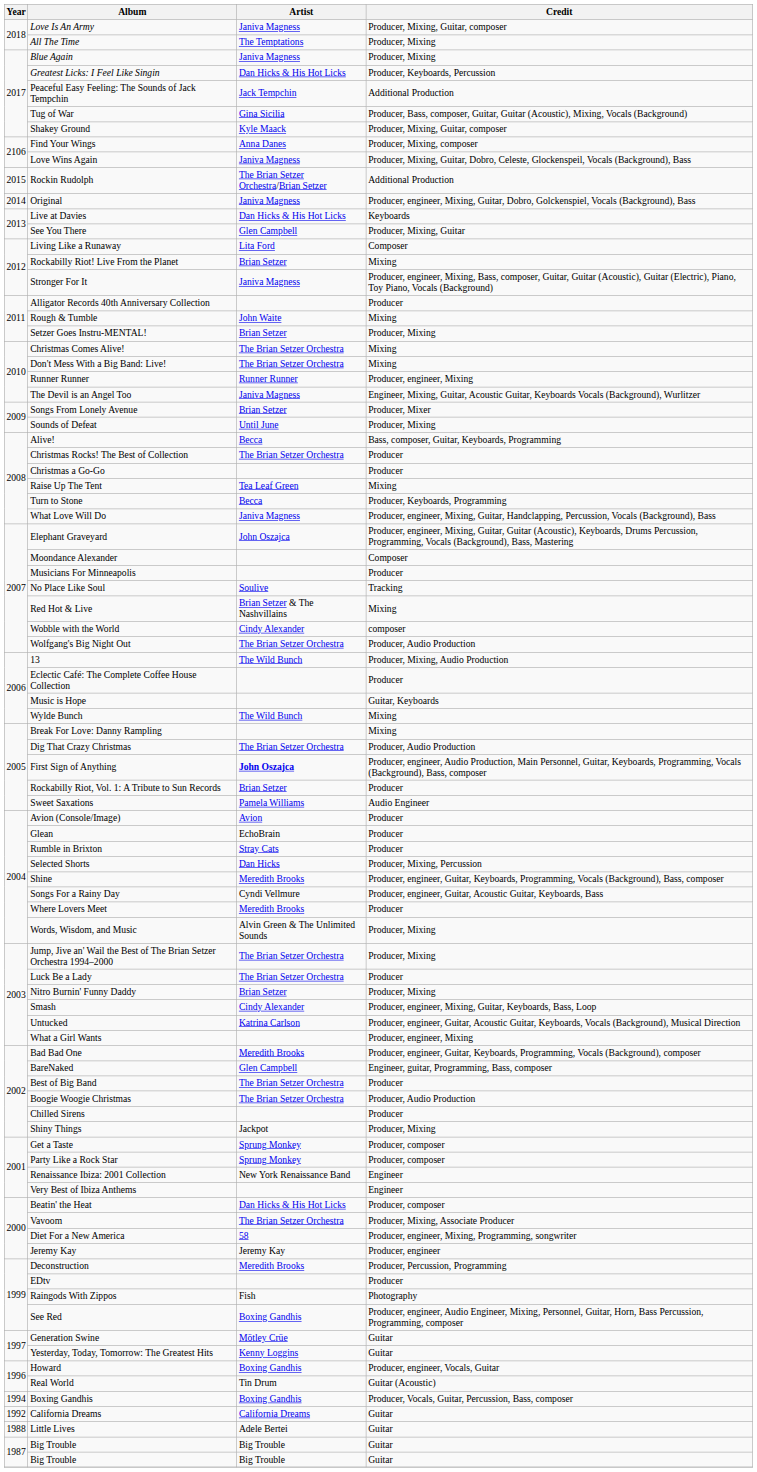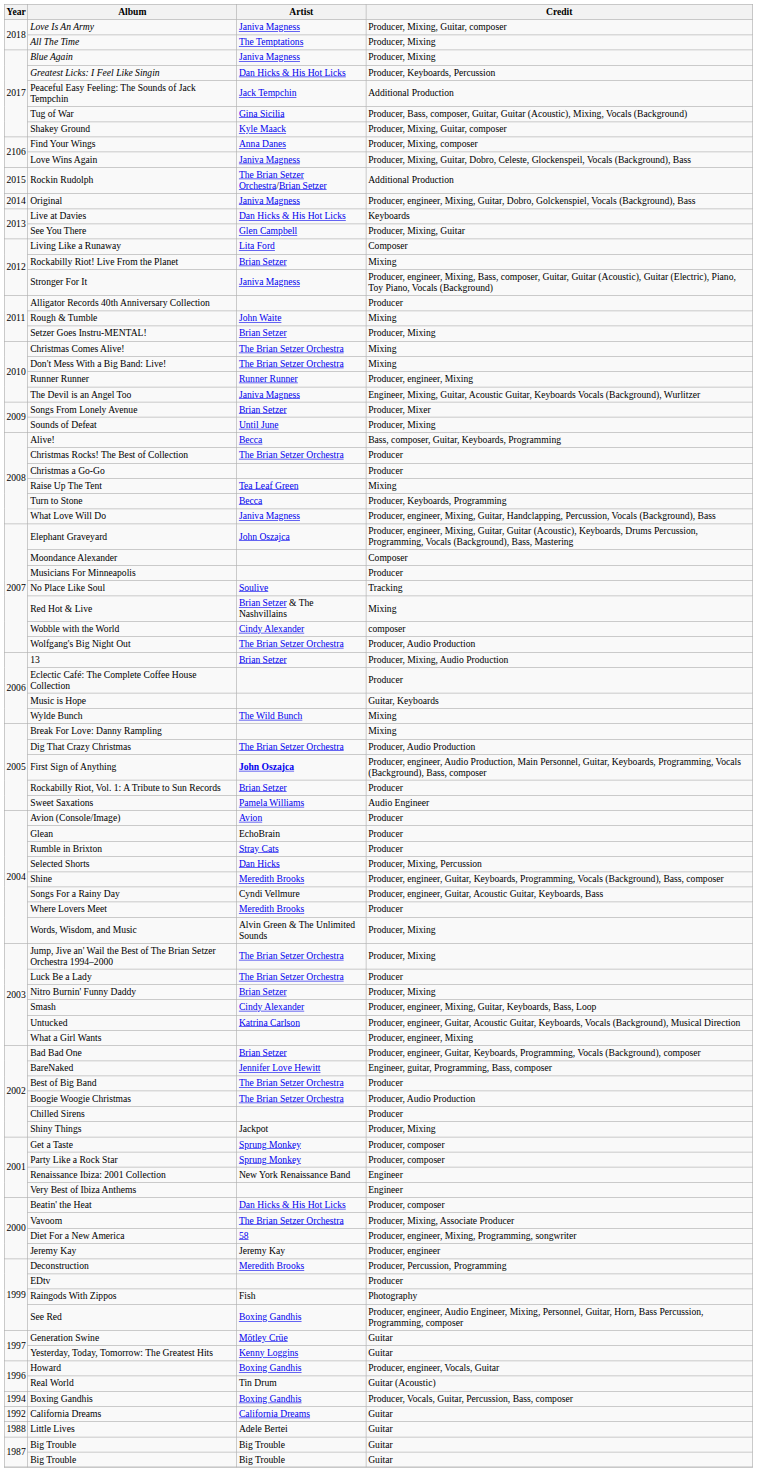(271, 659) The Wild Bunch -> (263, 659) Brian Setzer
(272, 1053) Meredith Brooks -> (263, 1053) Brian Setzer
(268, 1068) Glen Campbell -> (280, 1068) Jennifer Love Hewitt
